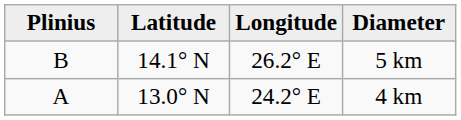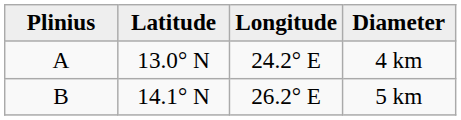rows swapped: (399, 96) <-> (399, 59)
